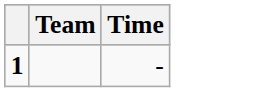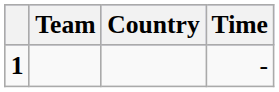+ column: (154, 24)
